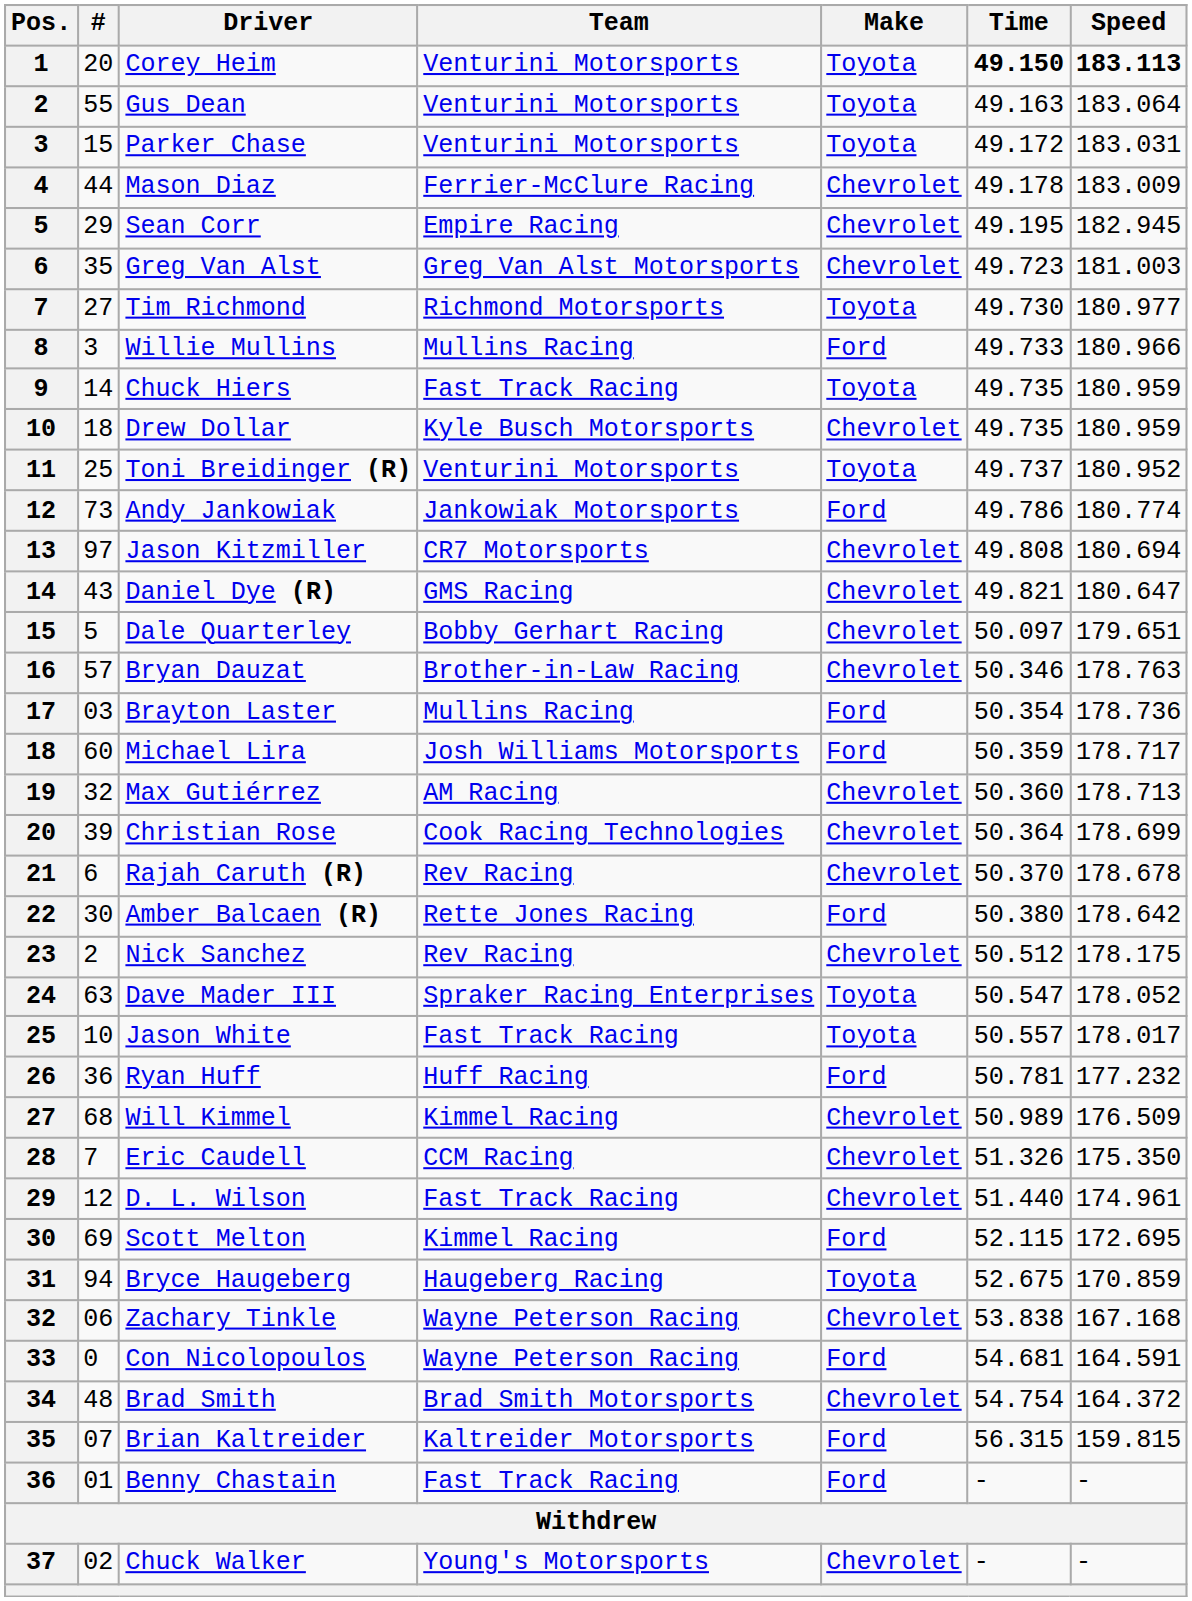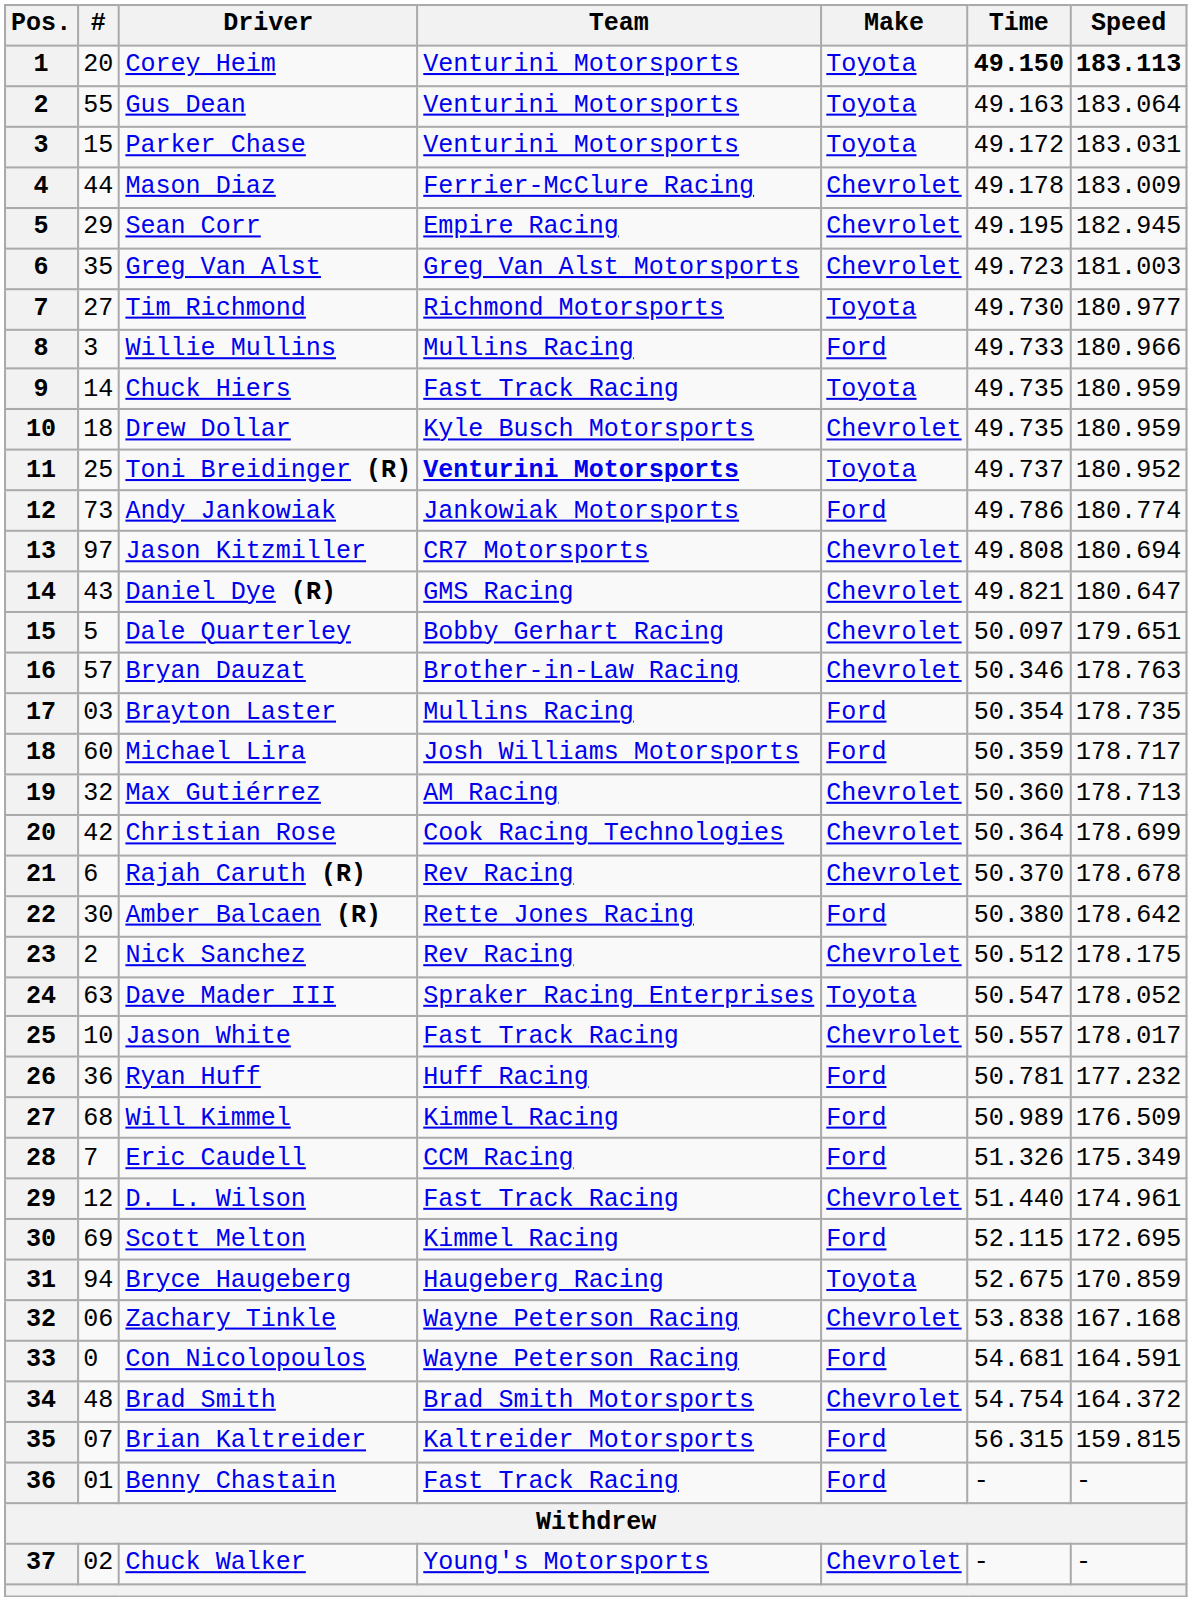(581, 471) normal -> (581, 471) bold
(1129, 714) 178.736 -> (1129, 714) 178.735
(98, 835) 39 -> (98, 835) 42
(871, 1037) Toyota -> (894, 1037) Chevrolet
(894, 1118) Chevrolet -> (856, 1118) Ford
(894, 1159) Chevrolet -> (856, 1159) Ford
(1129, 1159) 175.350 -> (1129, 1159) 175.349
